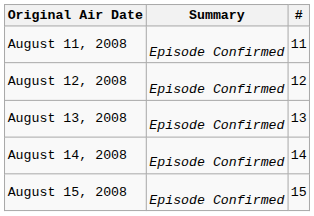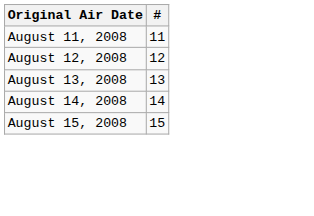- column: (217, 15)
